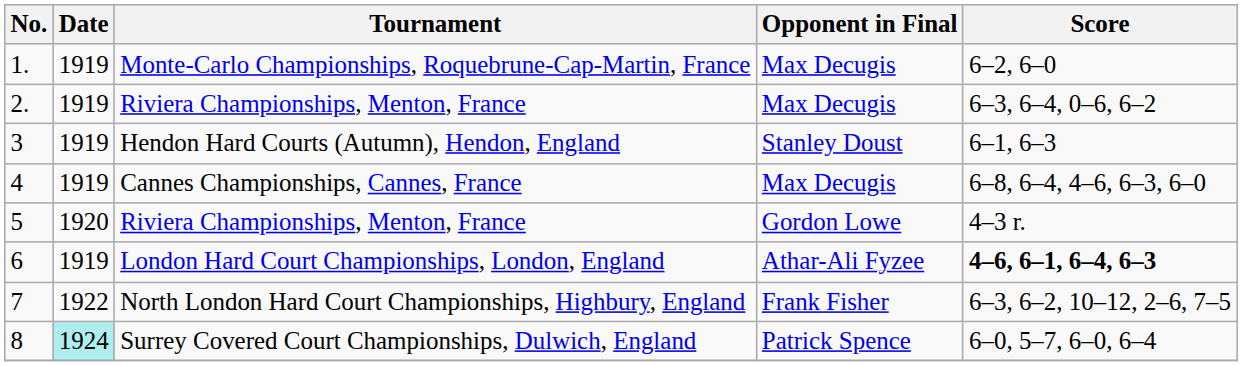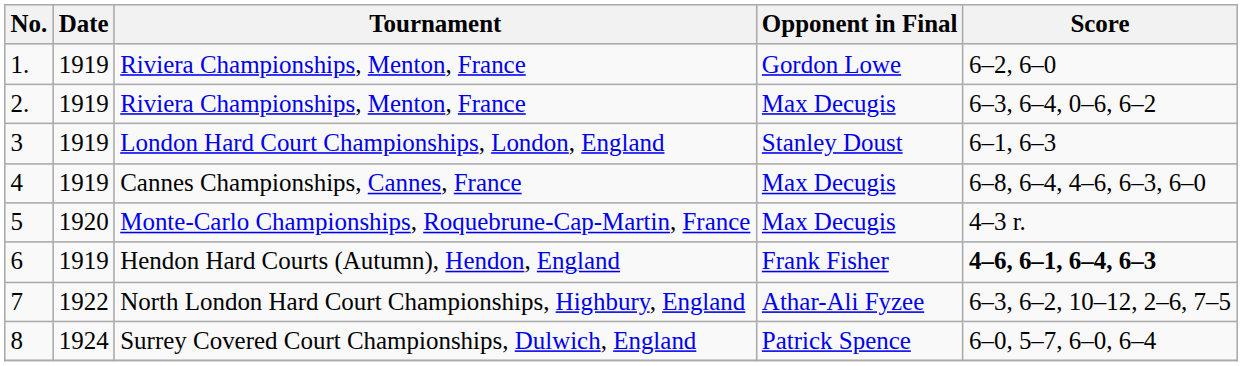(435, 63) Monte-Carlo Championships, Roquebrune-Cap-Martin, France -> (323, 63) Riviera Championships, Menton, France
(829, 63) Max Decugis -> (832, 63) Gordon Lowe
(370, 143) Hendon Hard Courts (Autumn), Hendon, England -> (392, 143) London Hard Court Championships, London, England
(323, 222) Riviera Championships, Menton, France -> (435, 222) Monte-Carlo Championships, Roquebrune-Cap-Martin, France
(832, 222) Gordon Lowe -> (829, 222) Max Decugis
(392, 261) London Hard Court Championships, London, England -> (370, 261) Hendon Hard Courts (Autumn), Hendon, England
(843, 261) Athar-Ali Fyzee -> (825, 261) Frank Fisher
(825, 301) Frank Fisher -> (843, 301) Athar-Ali Fyzee
(84, 340) paleturquoise background -> (84, 340) no background
